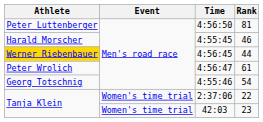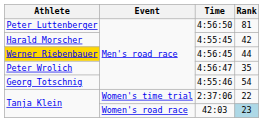(247, 39) 46 -> (247, 39) 42
(247, 68) 61 -> (247, 68) 35
(147, 110) Women's time trial -> (145, 110) Women's road race
(247, 110) no background -> (247, 110) lightblue background
